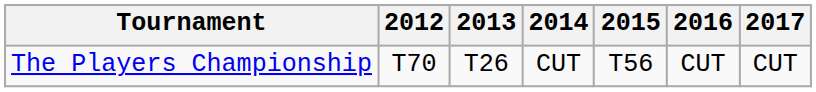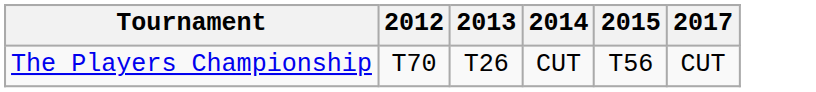- column: (703, 26)
